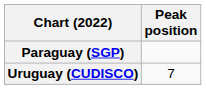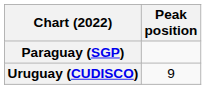(171, 73) 7 -> (171, 73) 9
